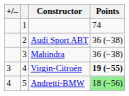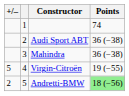(9, 68) 3 -> (9, 68) 5
(108, 68) bold -> (107, 68) normal
(9, 83) 4 -> (9, 83) 2
